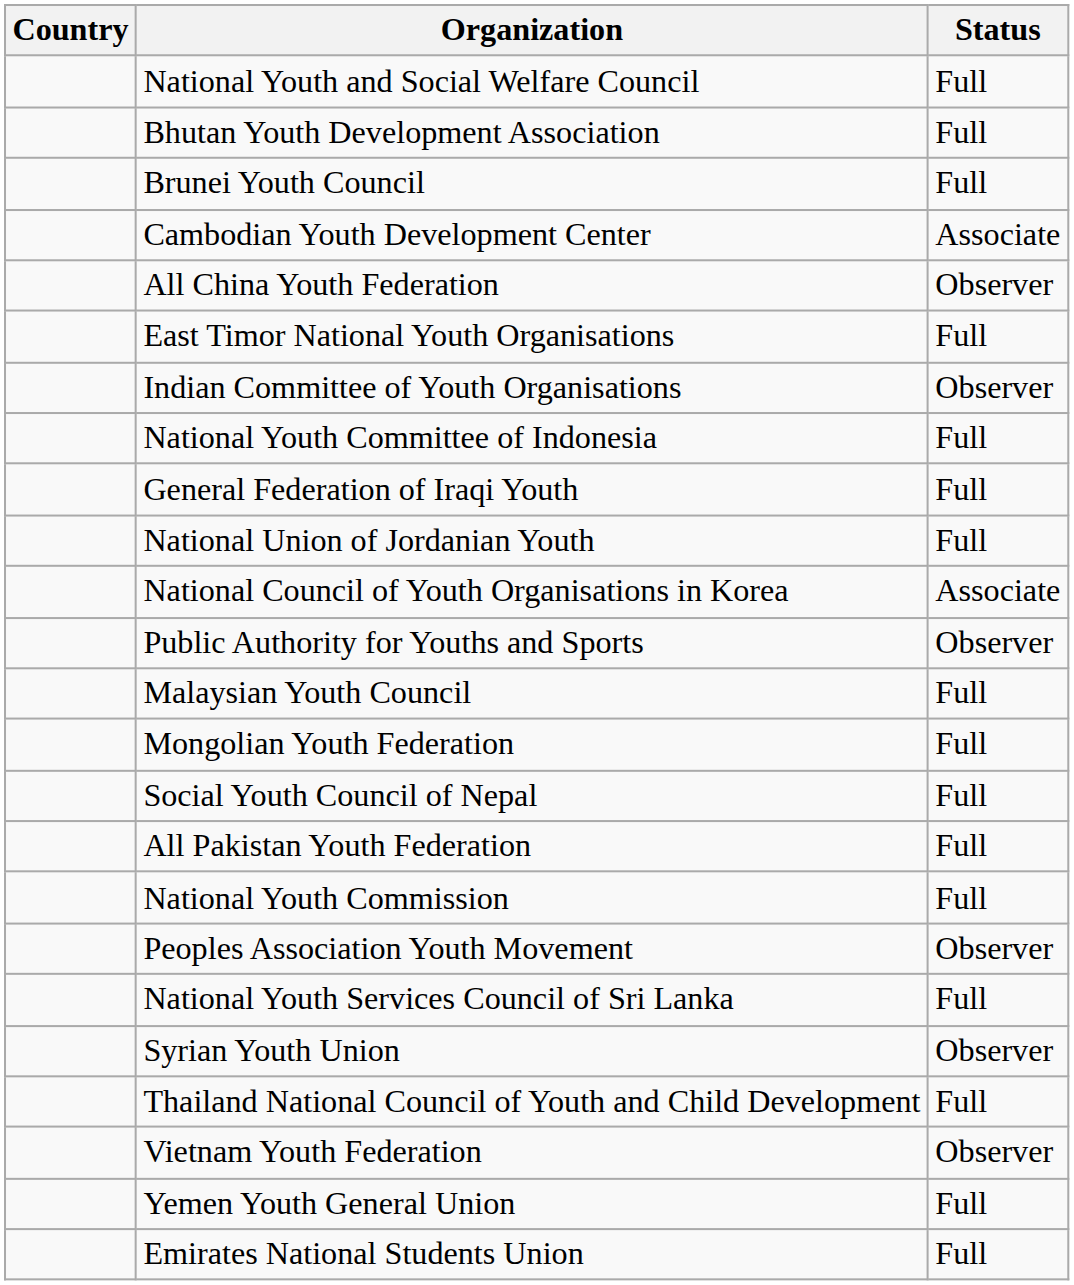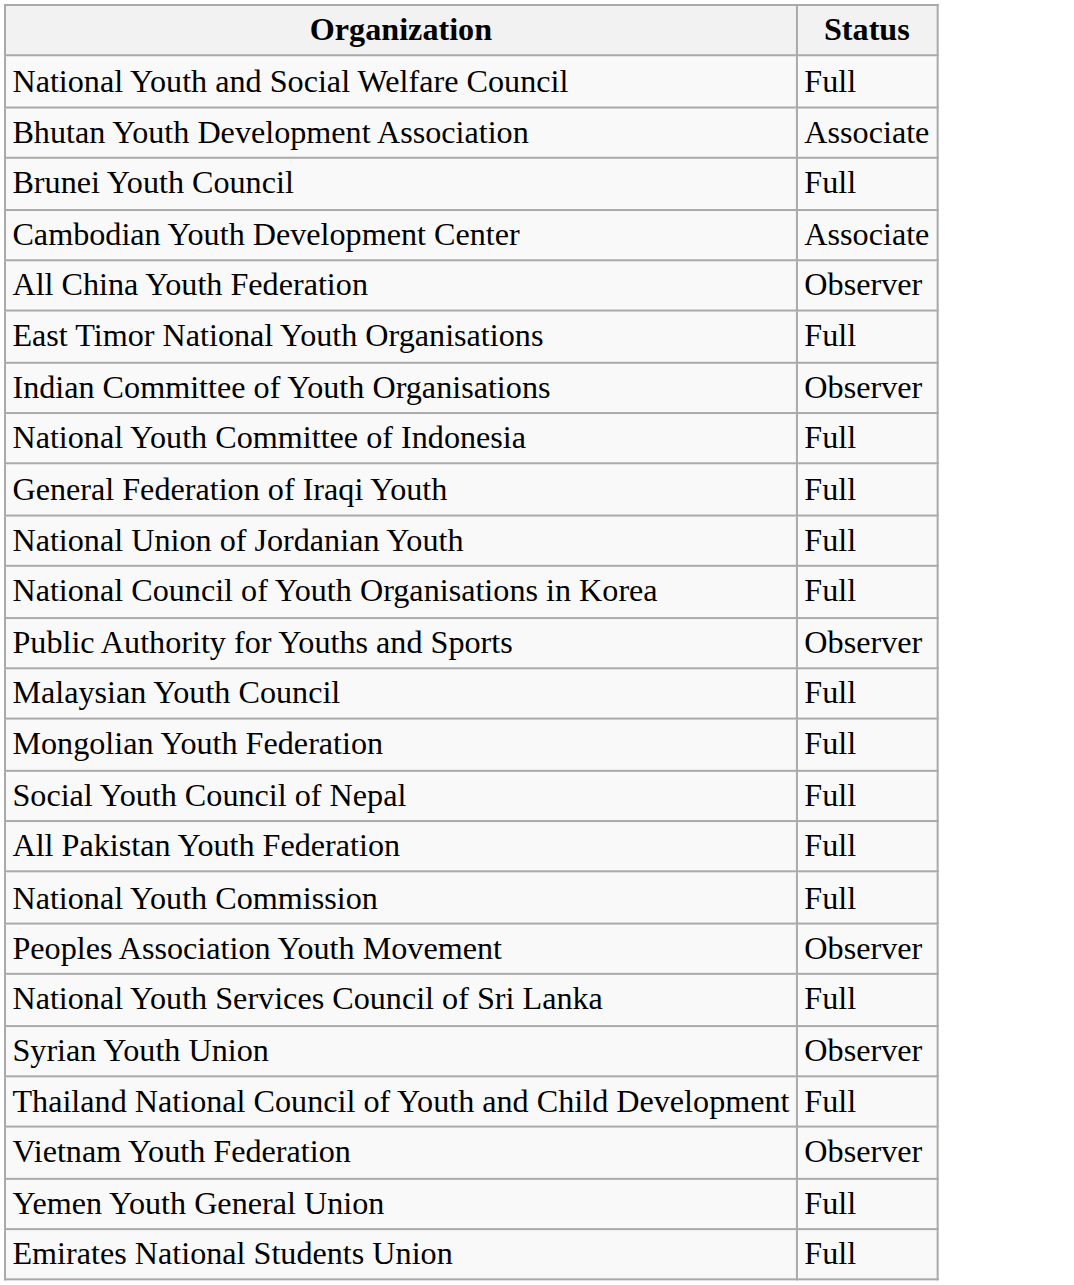- column: (70, 30)
(961, 132) Full -> (867, 132) Associate
(998, 591) Associate -> (830, 591) Full
